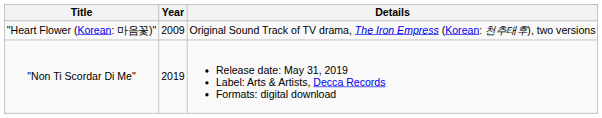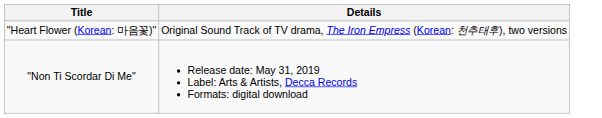- column: (173, 12)
